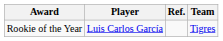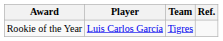columns swapped: (203, 12) <-> (176, 12)
